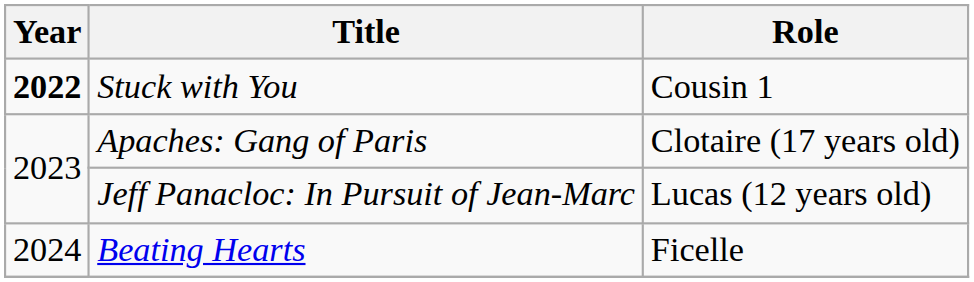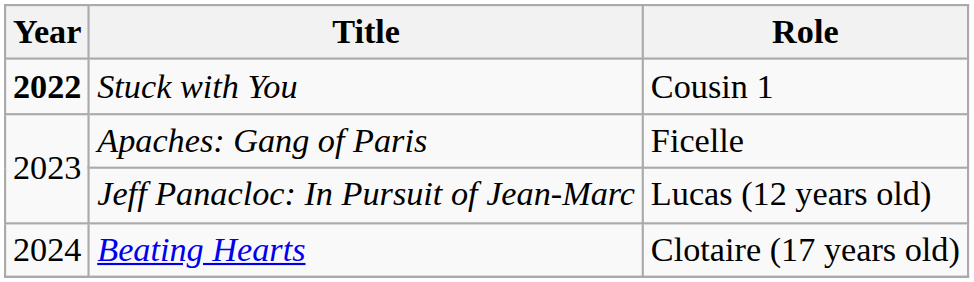(805, 140) Clotaire (17 years old) -> (697, 140) Ficelle
(697, 248) Ficelle -> (805, 248) Clotaire (17 years old)
